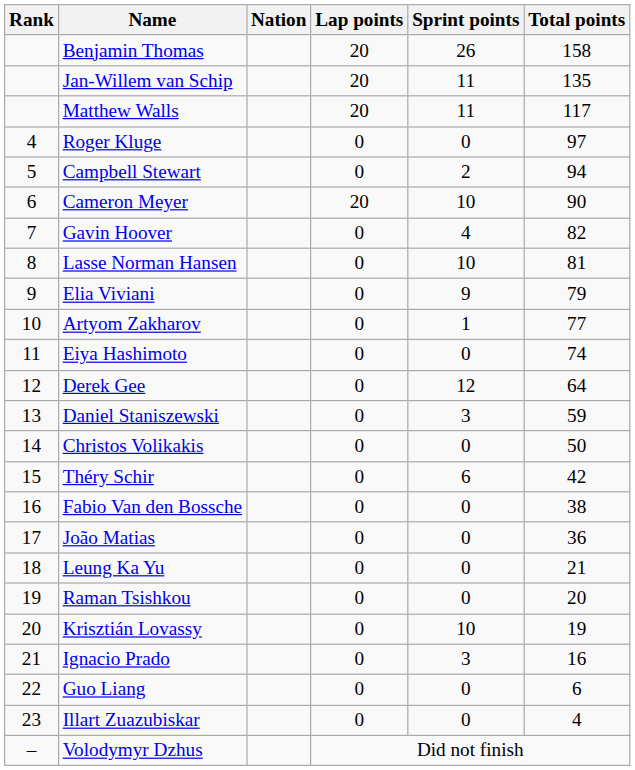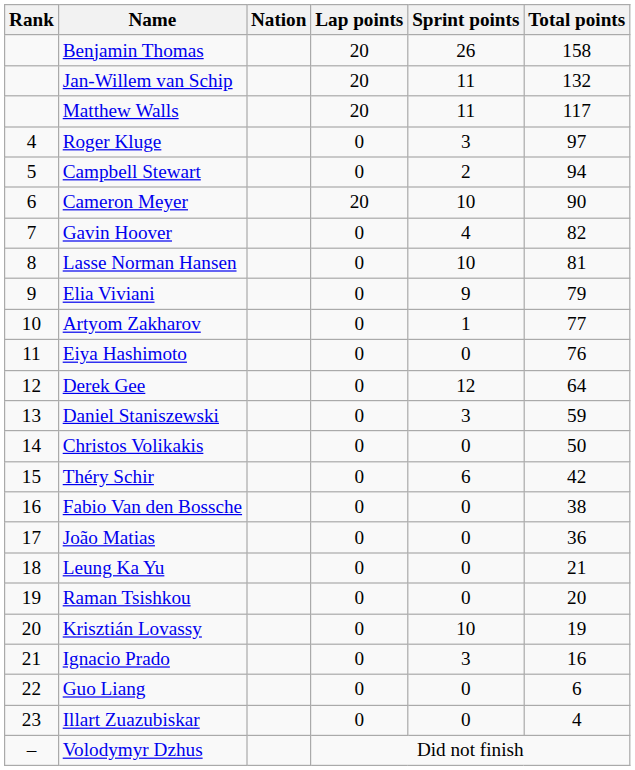(577, 80) 135 -> (577, 80) 132
(466, 141) 0 -> (466, 141) 3
(577, 354) 74 -> (577, 354) 76
